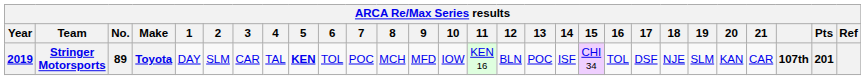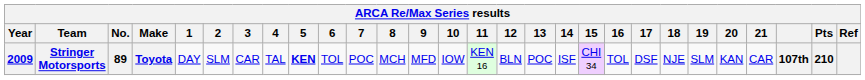(20, 59) 2019 -> (20, 59) 2009
(824, 59) 201 -> (824, 59) 210
